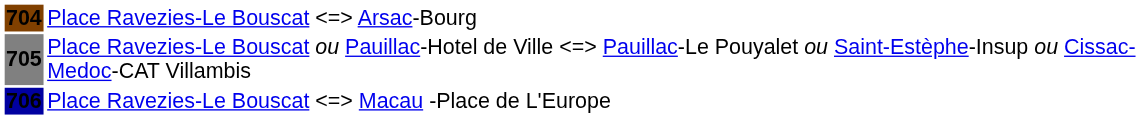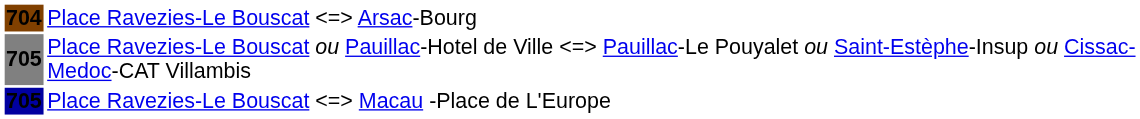(24, 100) 706 -> (24, 100) 705
